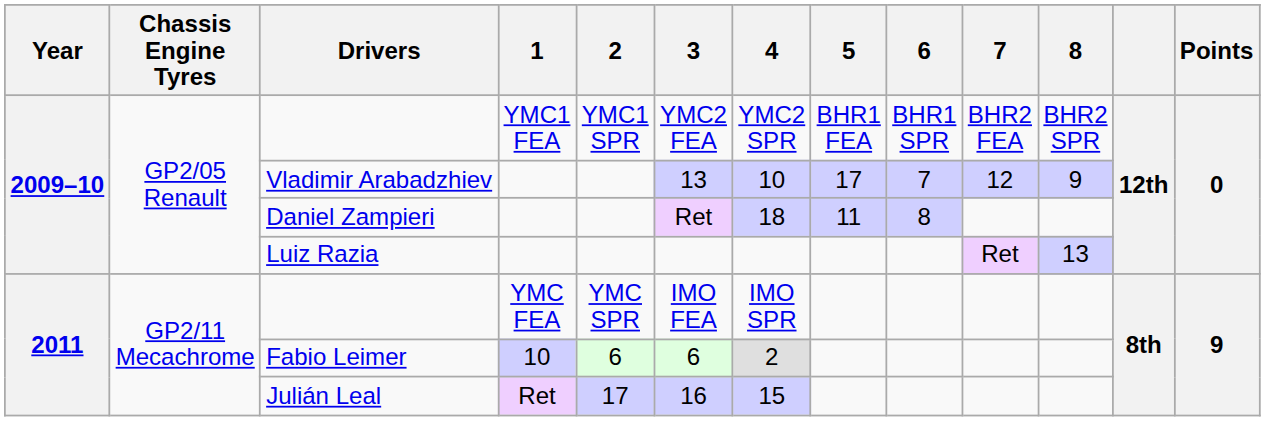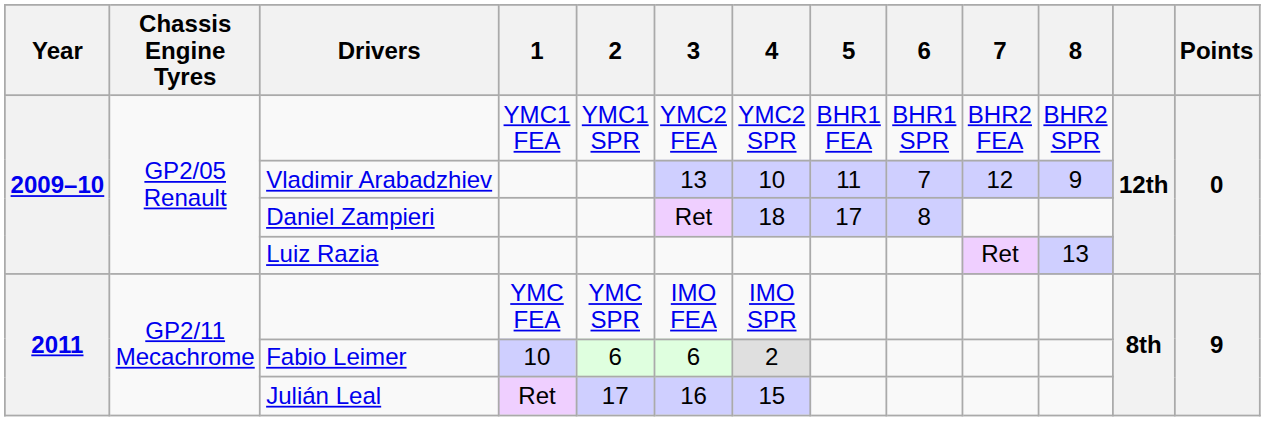(849, 179) 17 -> (849, 179) 11
(849, 217) 11 -> (849, 217) 17
